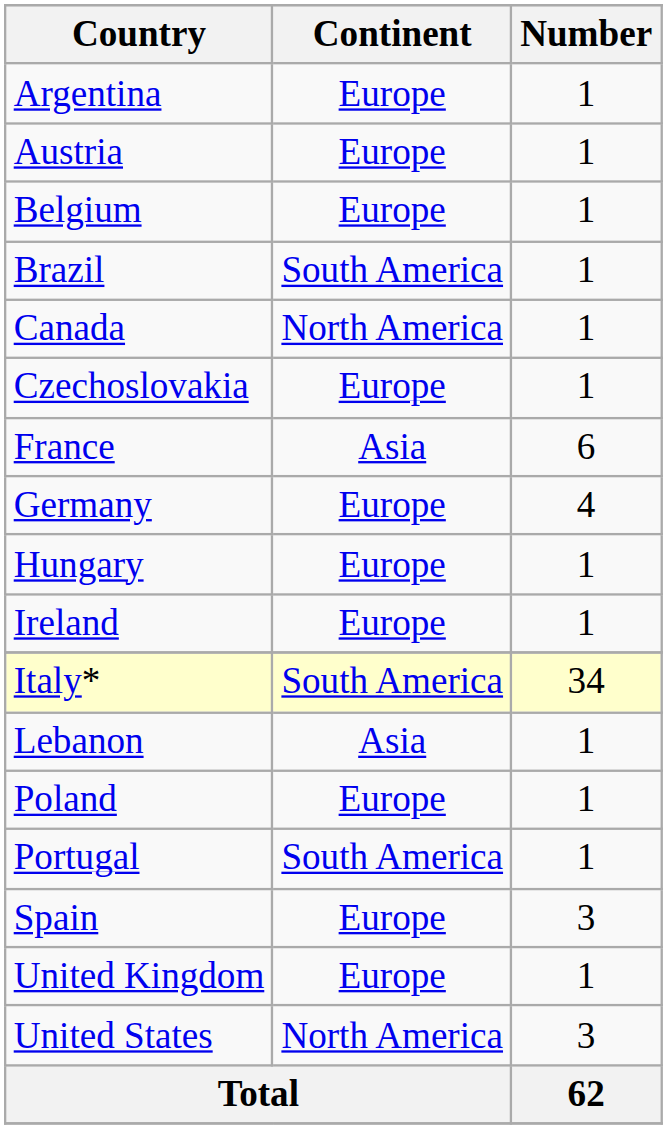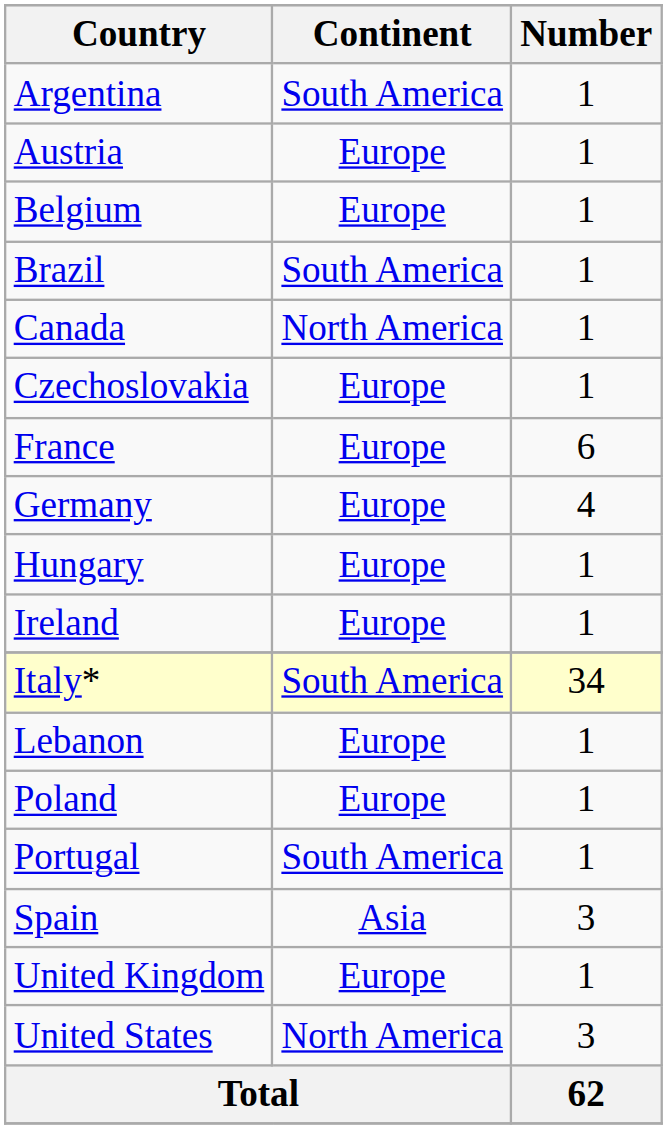(392, 92) Europe -> (392, 92) South America
(392, 446) Asia -> (392, 446) Europe
(392, 740) Asia -> (392, 740) Europe
(392, 916) Europe -> (392, 916) Asia
